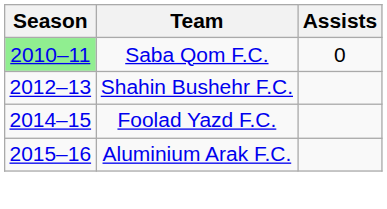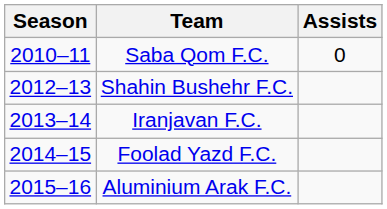(50, 54) lightgreen background -> (50, 54) no background
+ row: (197, 120)
